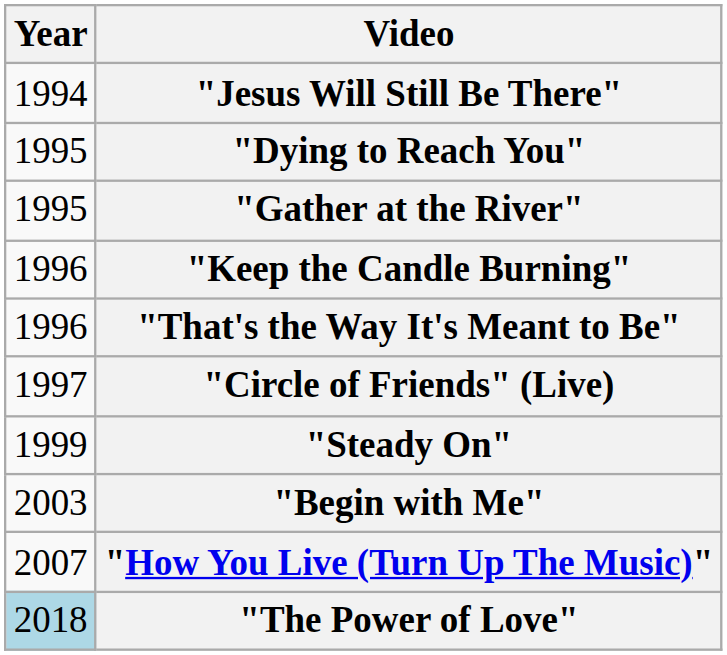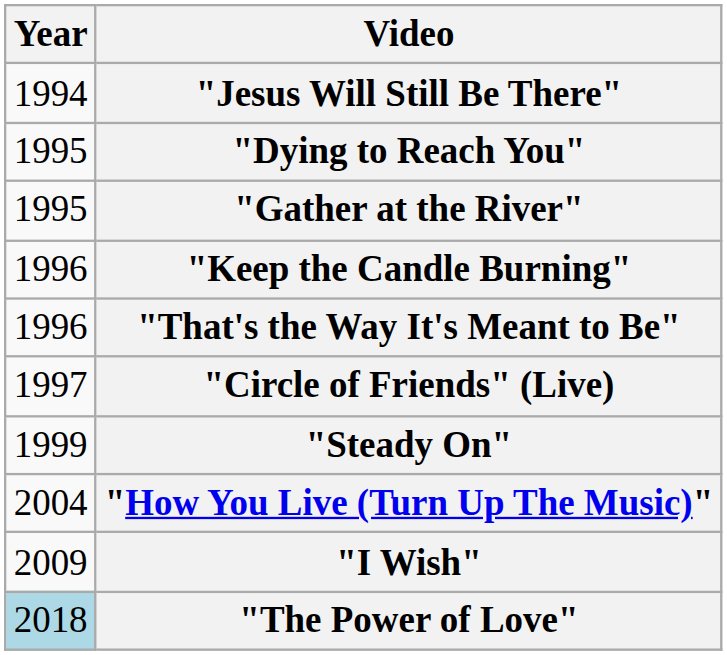- row: (409, 502)
(51, 561) 2007 -> (51, 502) 2004
+ row: (409, 561)
